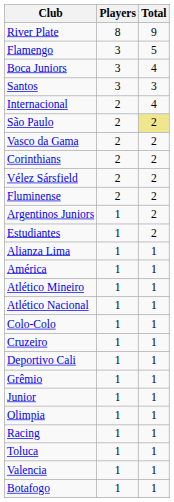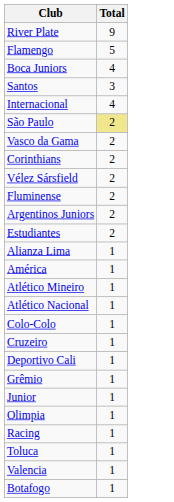- column: (118, 13)
